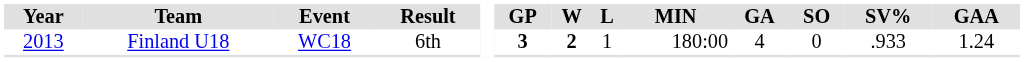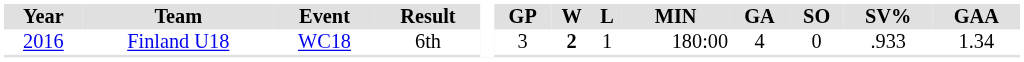(43, 41) 2013 -> (43, 41) 2016
(523, 41) bold -> (523, 41) normal
(976, 41) 1.24 -> (976, 41) 1.34
